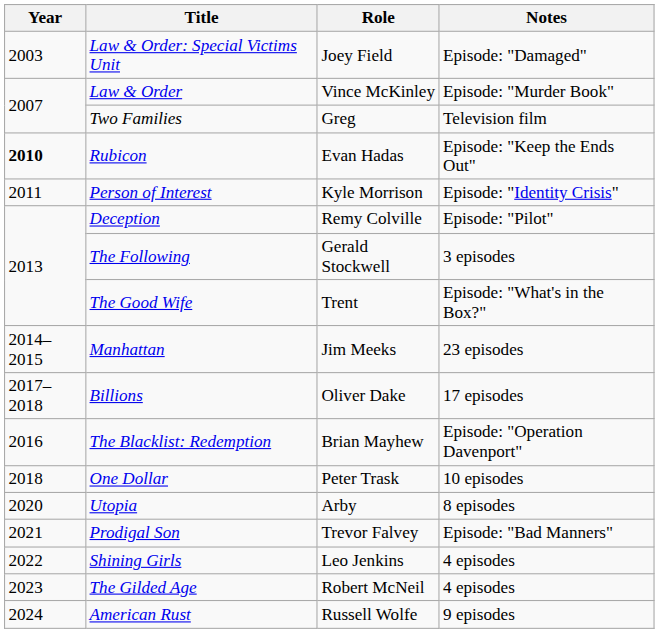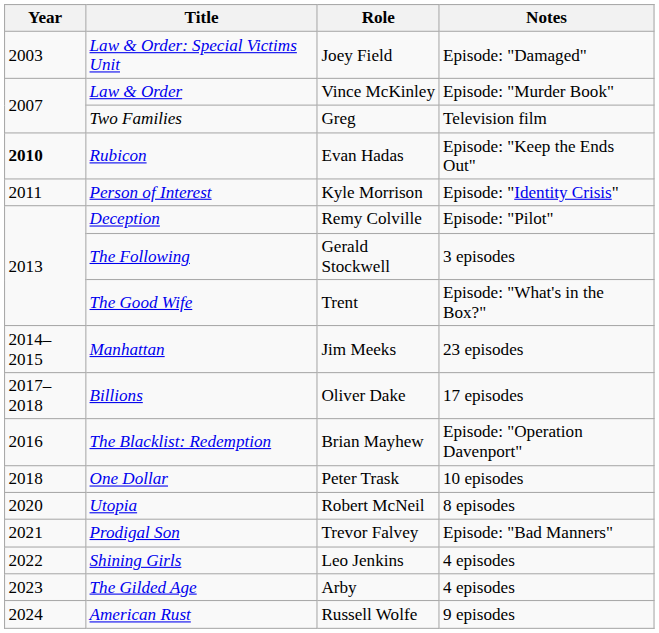(339, 505) Arby -> (373, 505) Robert McNeil
(373, 587) Robert McNeil -> (339, 587) Arby
